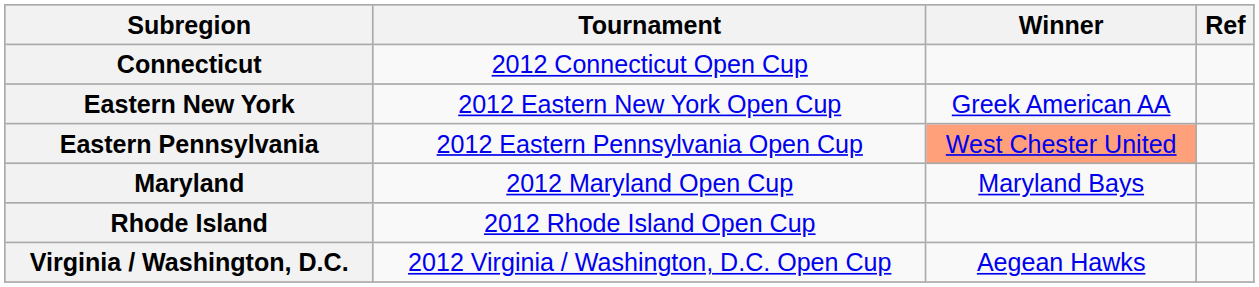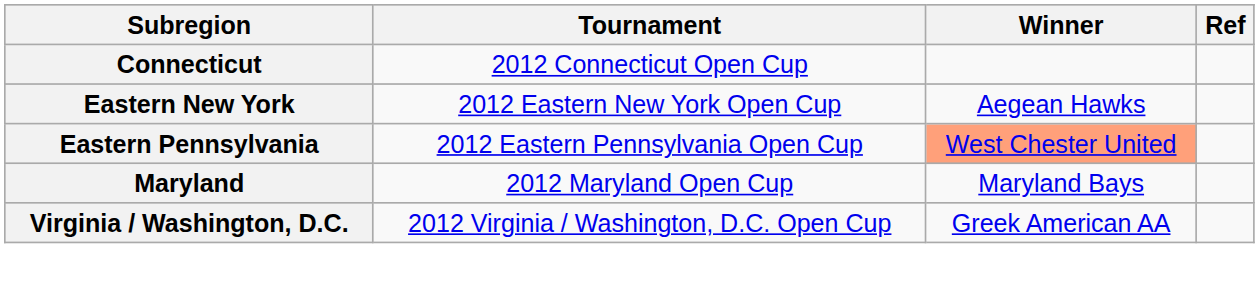(1061, 104) Greek American AA -> (1061, 104) Aegean Hawks
- row: (189, 223)
(1061, 263) Aegean Hawks -> (1061, 223) Greek American AA
